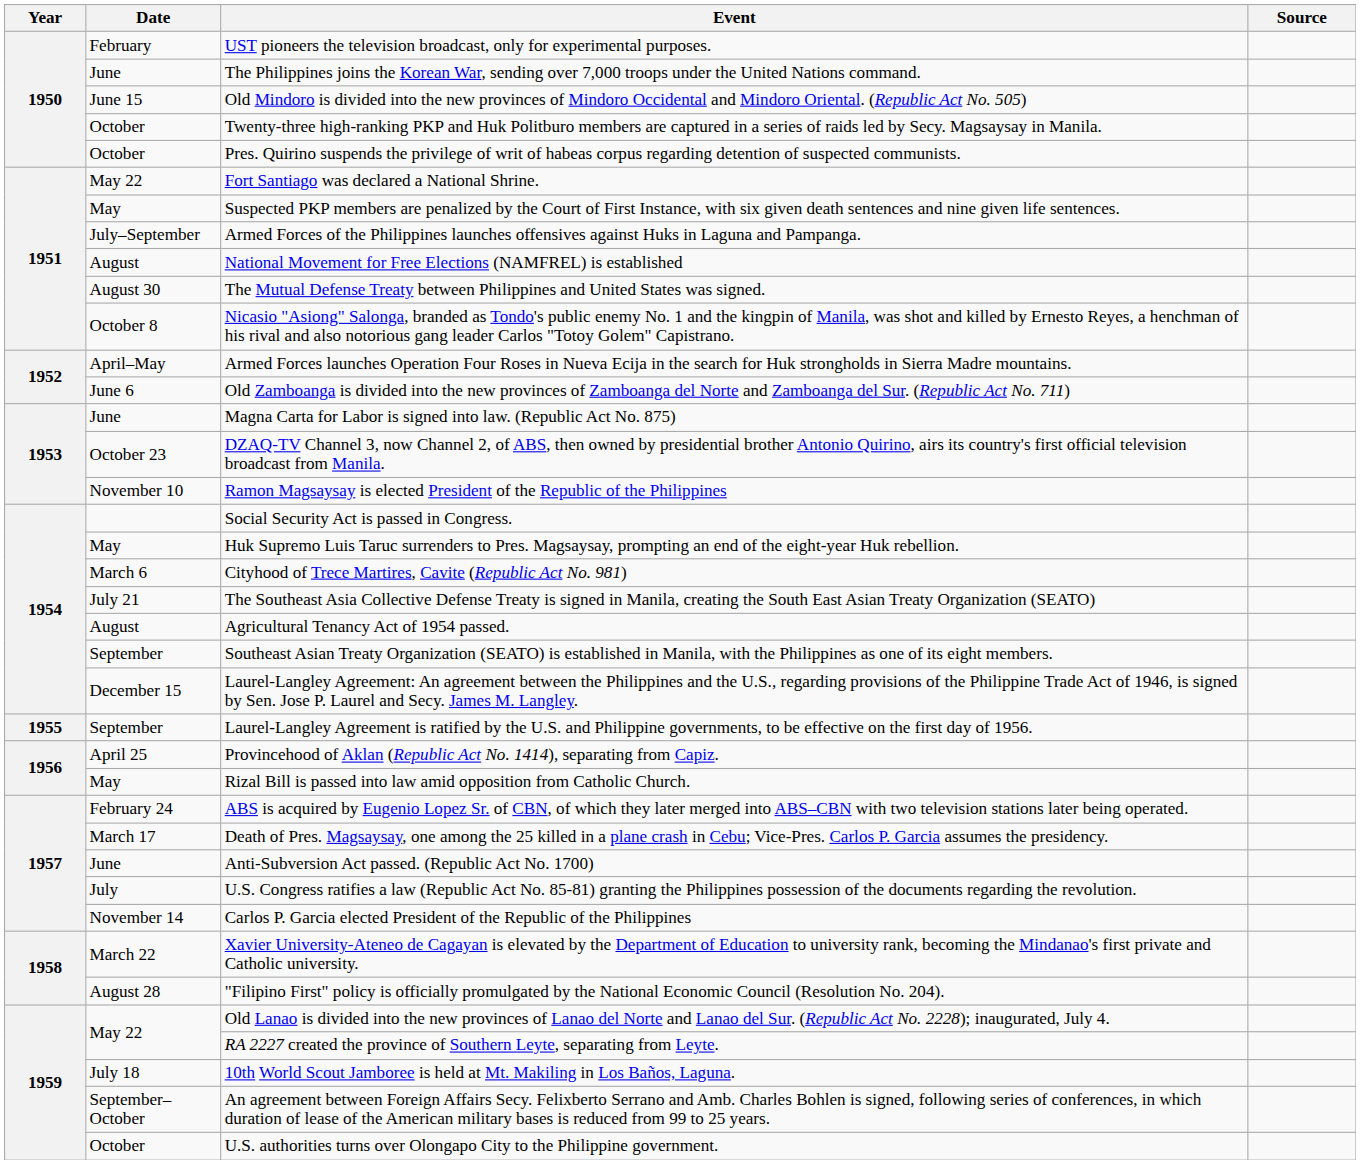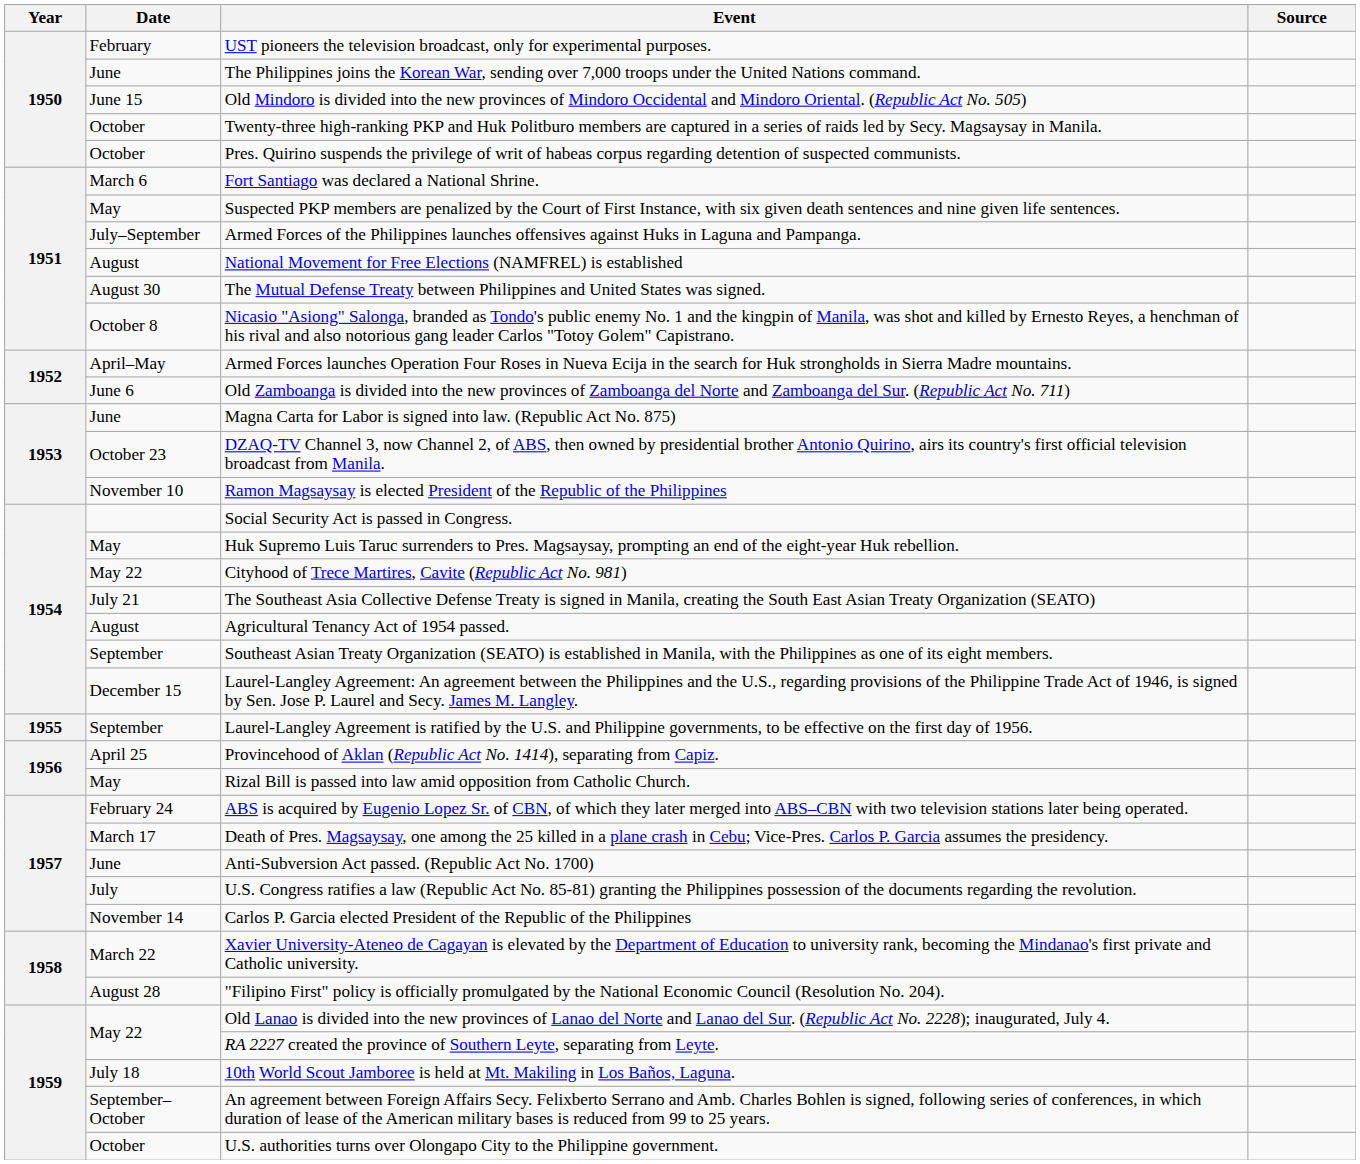(116, 180) May 22 -> (118, 180) March 6
(118, 572) March 6 -> (116, 572) May 22
